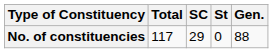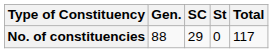columns swapped: (249, 15) <-> (167, 15)
